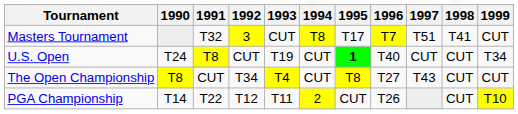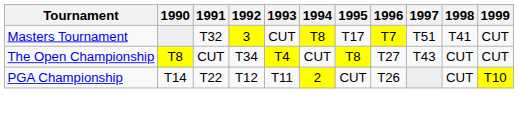- row: (38, 57)
